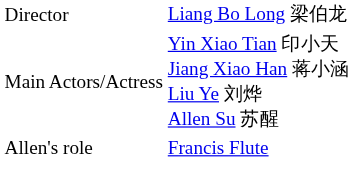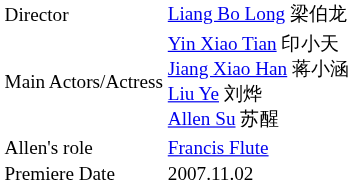+ row: (60, 174)
